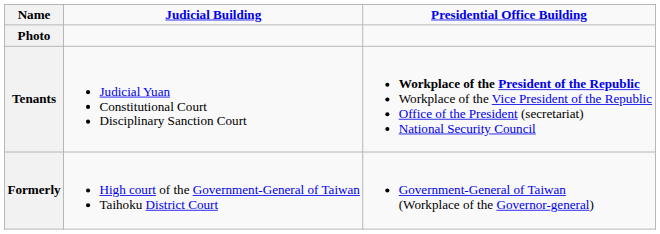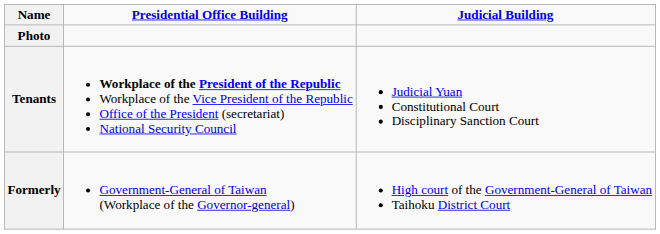columns swapped: (509, 14) <-> (213, 14)
